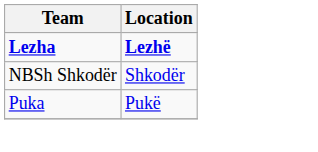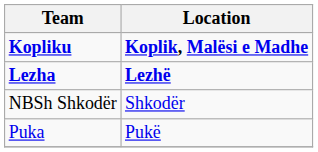+ row: (40, 47)
